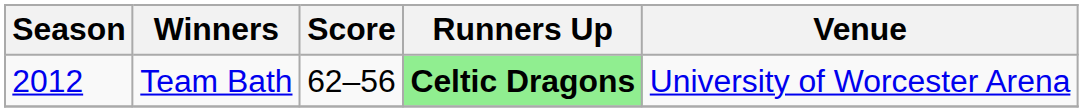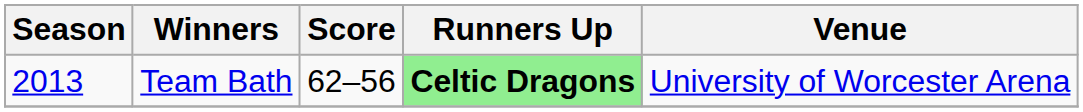(48, 80) 2012 -> (48, 80) 2013
